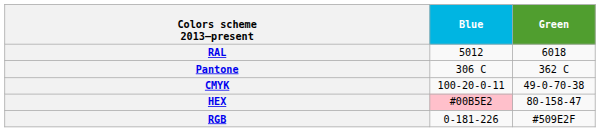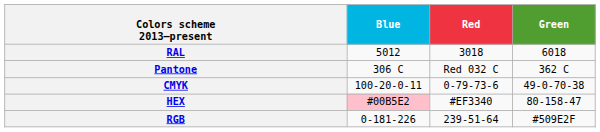+ column: (471, 24)
